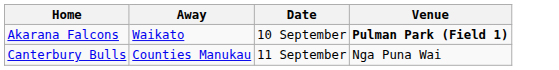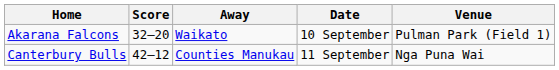+ column: (151, 15)
(430, 35) bold -> (473, 35) normal
